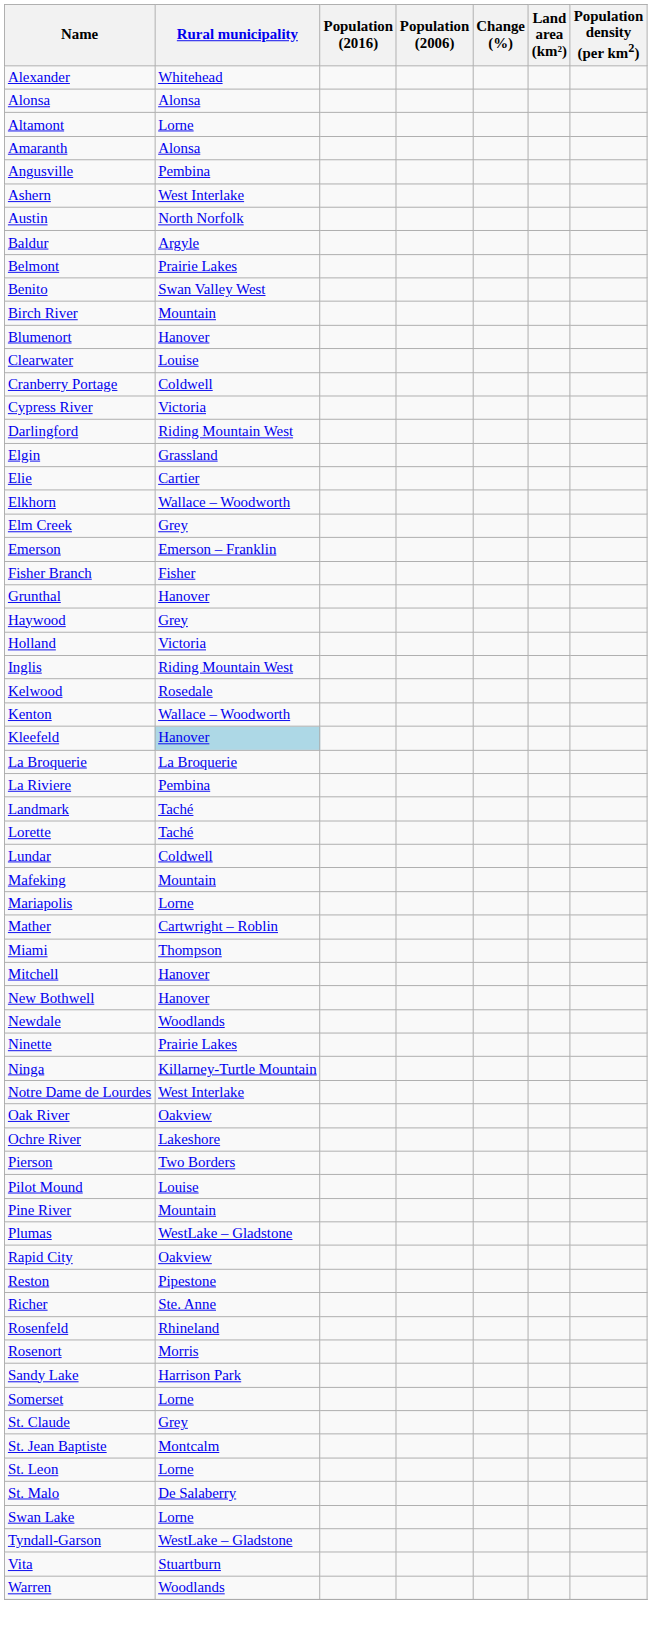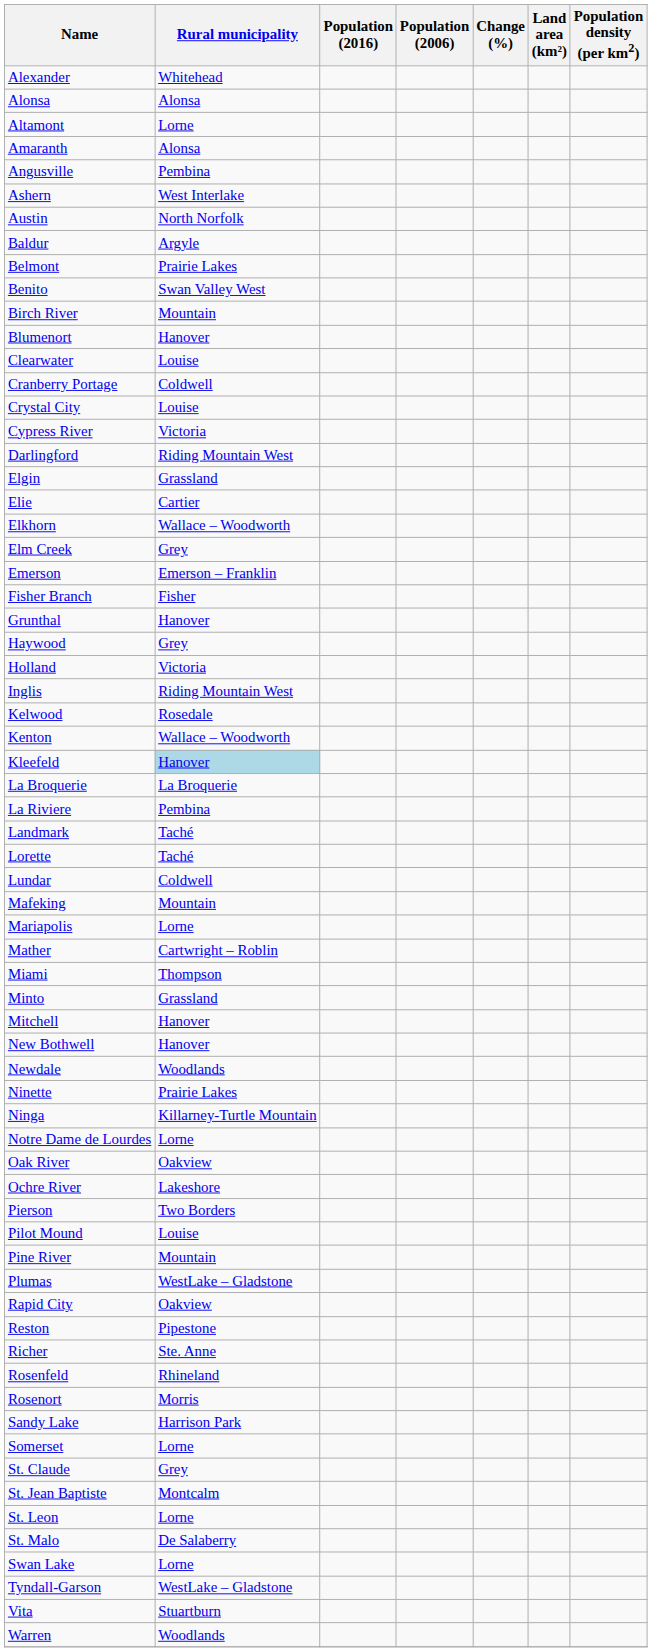+ row: (44, 407)
+ row: (26, 997)
(201, 1092) West Interlake -> (176, 1139) Lorne
